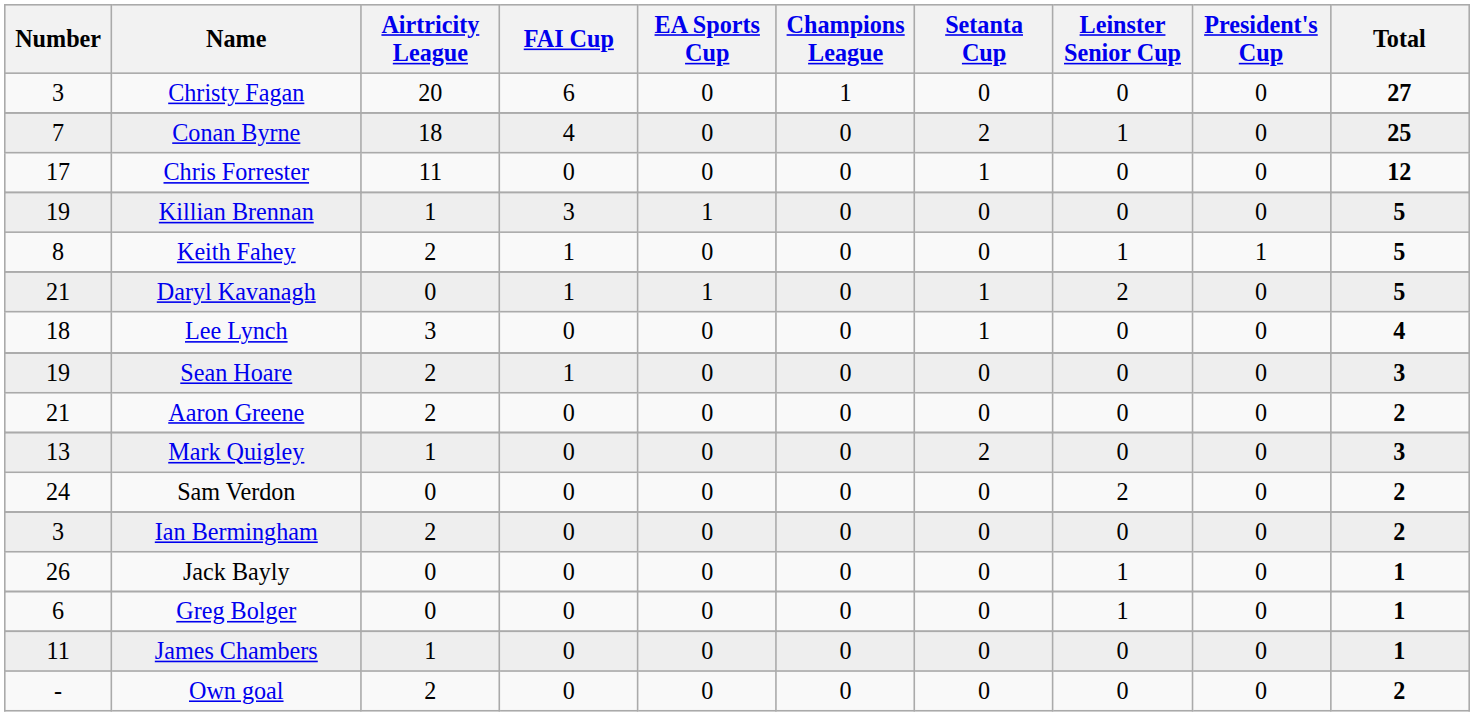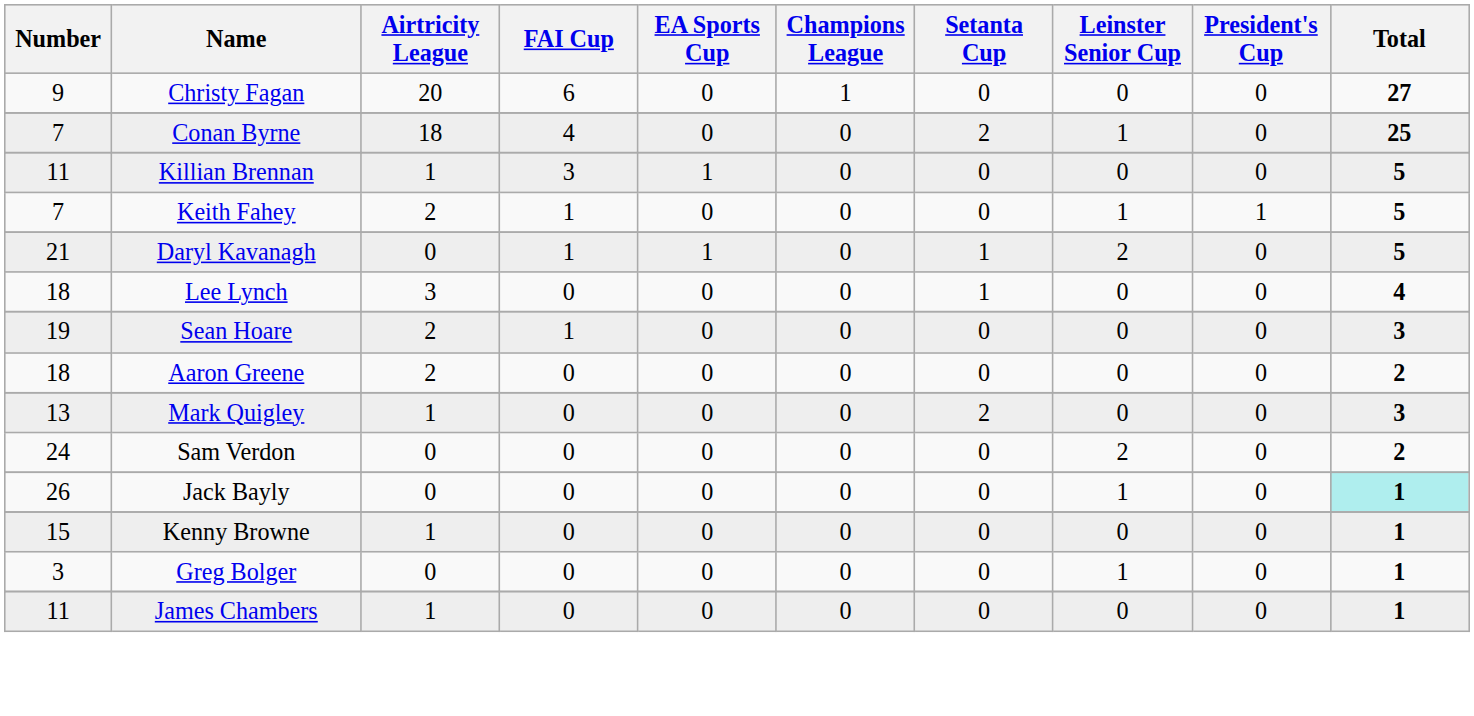(58, 93) 3 -> (58, 93) 9
- row: (236, 172)
(58, 212) 19 -> (58, 172) 11
(58, 252) 8 -> (58, 212) 7
(58, 411) 21 -> (58, 372) 18
- row: (236, 531)
(1399, 571) no background -> (1399, 491) paleturquoise background
+ row: (236, 531)
(58, 611) 6 -> (58, 571) 3
- row: (236, 690)
